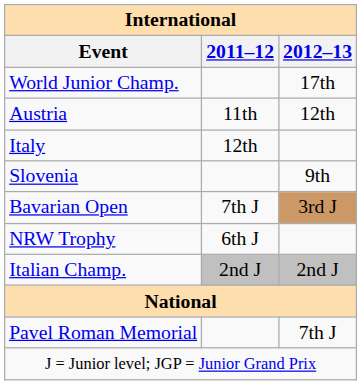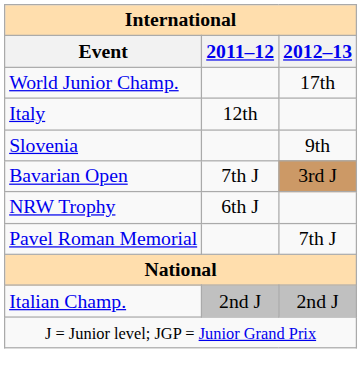- row: (38, 113)
rows swapped: (103, 332) <-> (68, 269)
